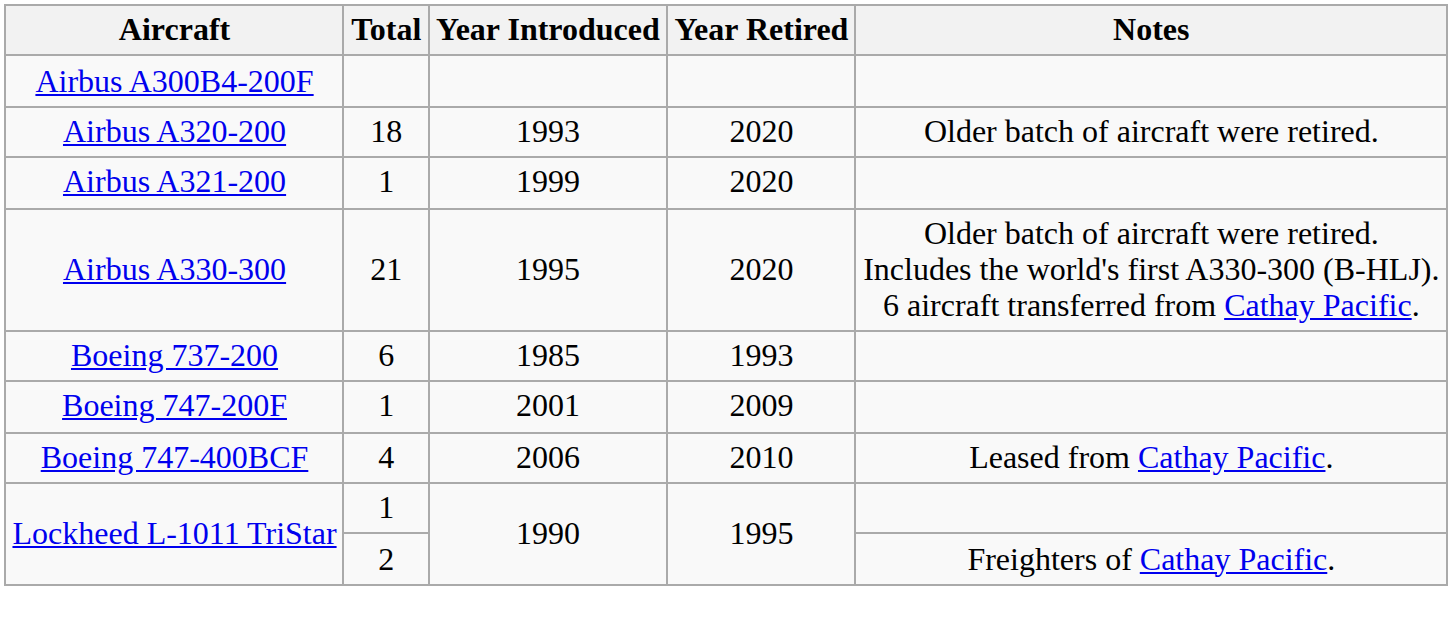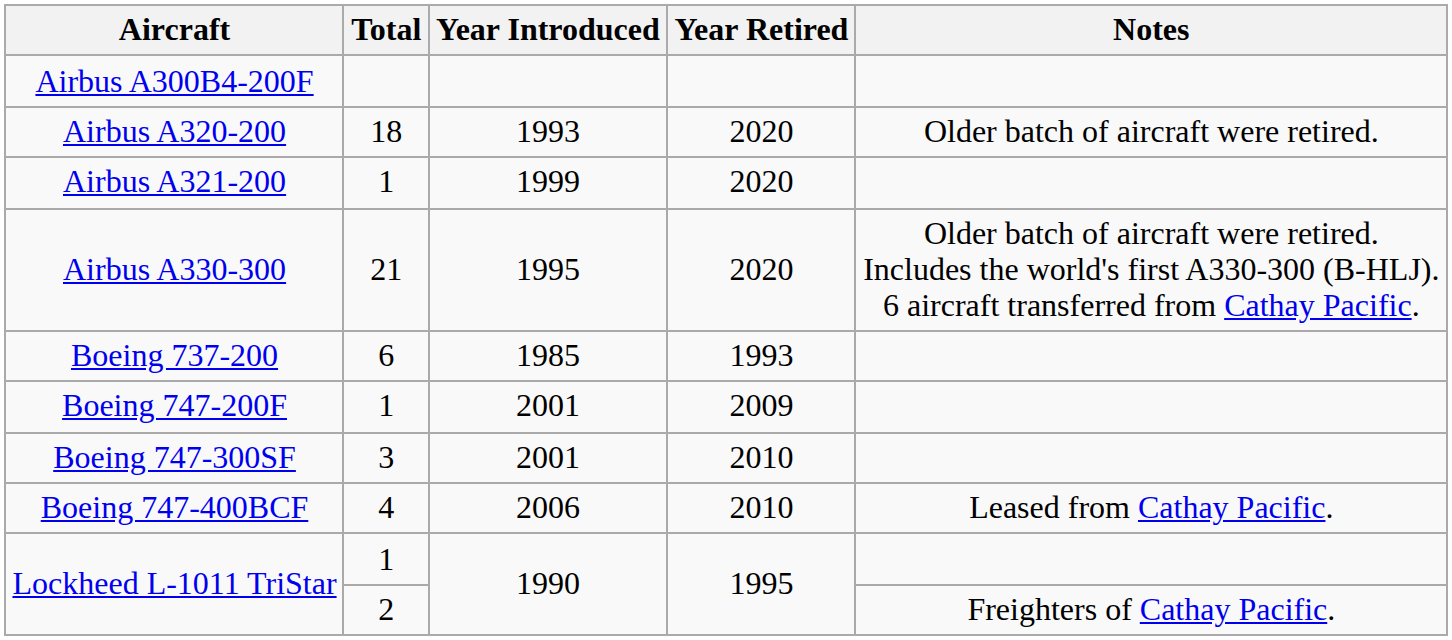+ row: (175, 457)
